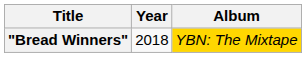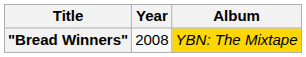(152, 40) 2018 -> (152, 40) 2008
